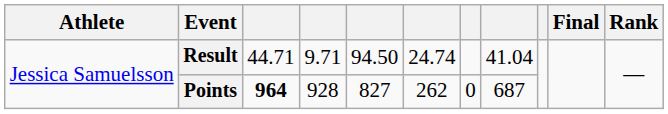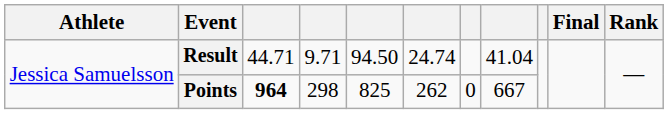(323, 91) 928 -> (323, 91) 298
(375, 91) 827 -> (375, 91) 825
(509, 91) 687 -> (509, 91) 667
